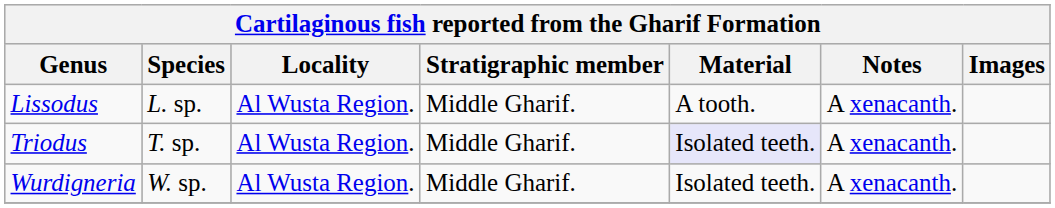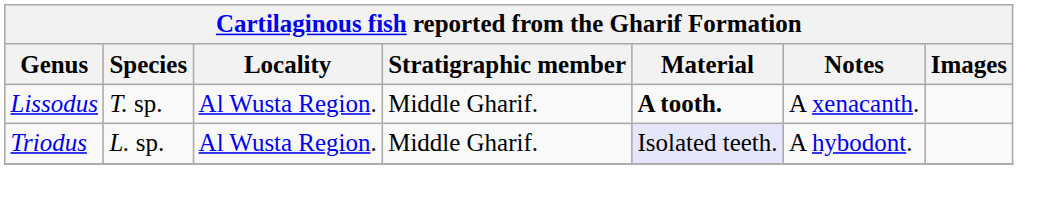(175, 103) L. sp. -> (136, 103) T. sp.
(716, 103) normal -> (680, 103) bold
(174, 143) T. sp. -> (137, 143) L. sp.
(892, 143) A xenacanth. -> (851, 143) A hybodont.
- row: (73, 182)
